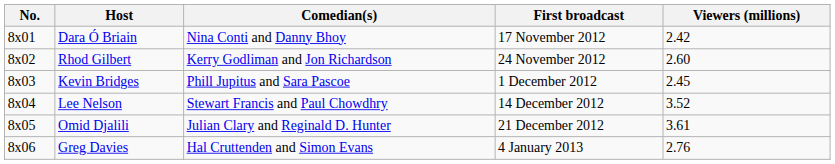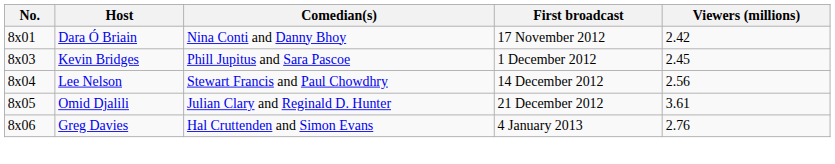- row: (95, 59)
(678, 103) 3.52 -> (678, 81) 2.56
